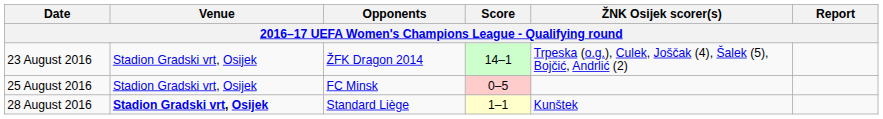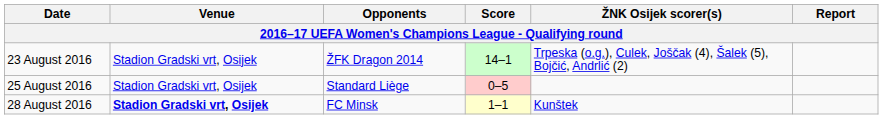(352, 86) FC Minsk -> (368, 86) Standard Liège
(368, 105) Standard Liège -> (352, 105) FC Minsk
